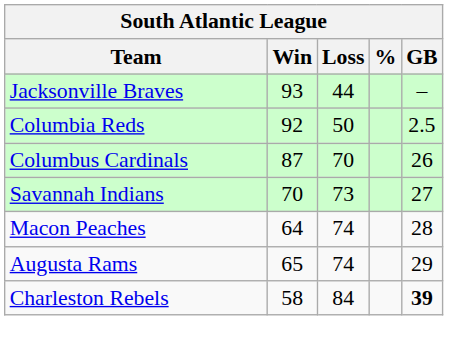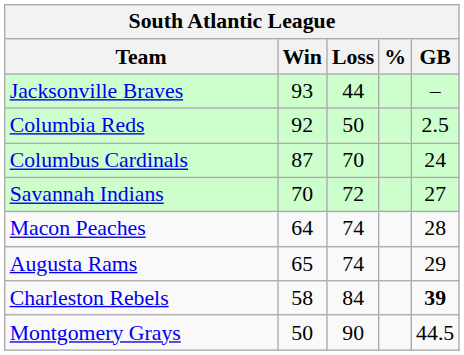(422, 159) 26 -> (435, 159) 24
(343, 194) 73 -> (353, 194) 72
+ row: (95, 332)
